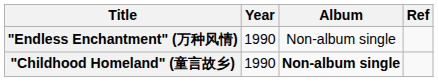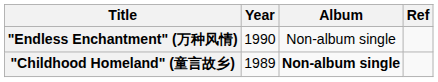(260, 64) 1990 -> (260, 64) 1989
